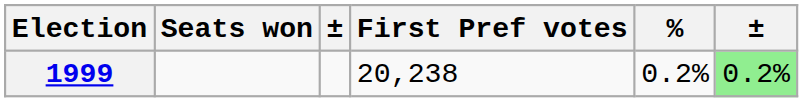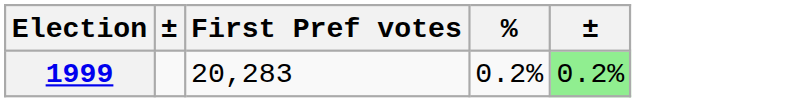- column: (237, 28)
(408, 74) 20,238 -> (242, 74) 20,283
